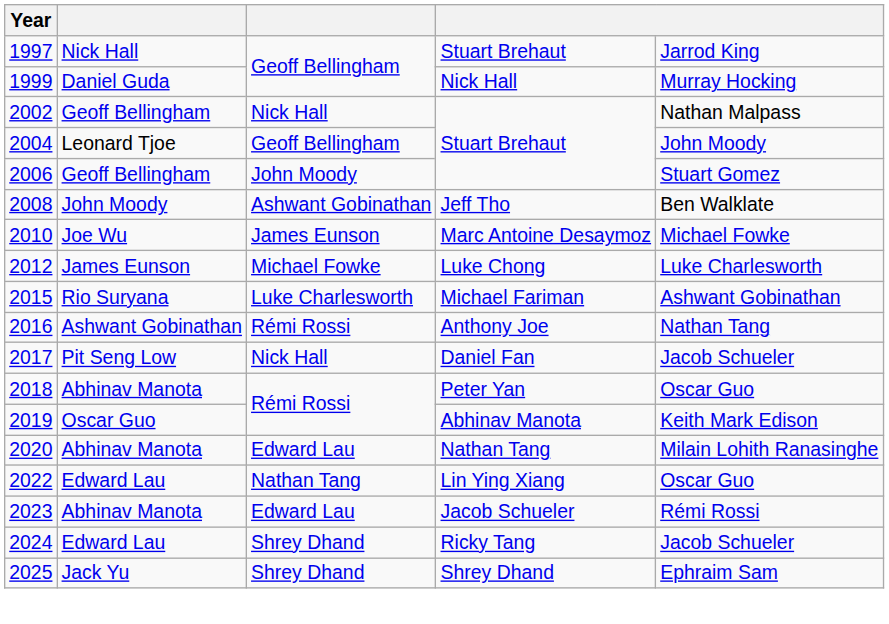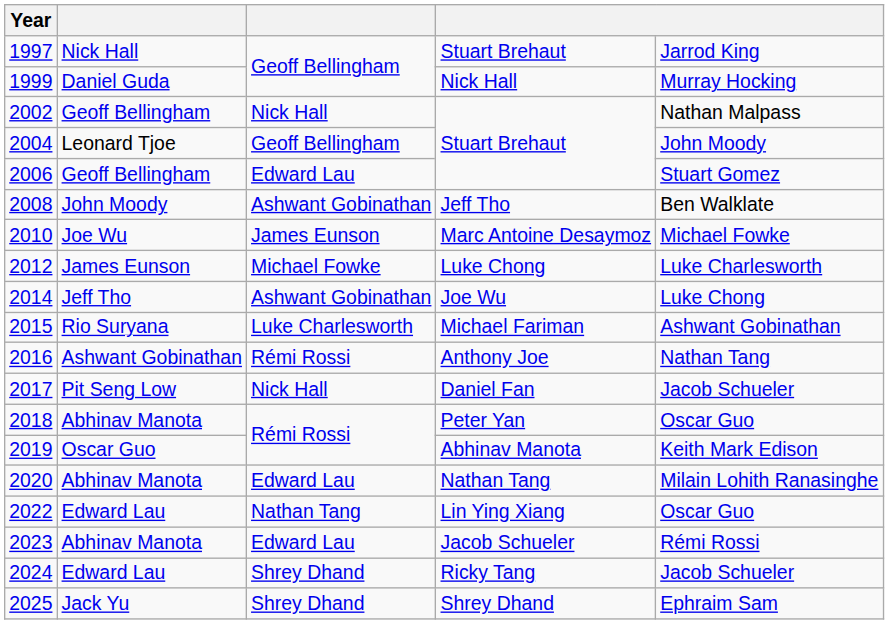(304, 174) John Moody -> (303, 174) Edward Lau
+ row: (31, 297)
